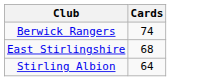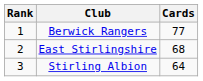+ column: (20, 13)
(147, 31) 74 -> (178, 31) 77
